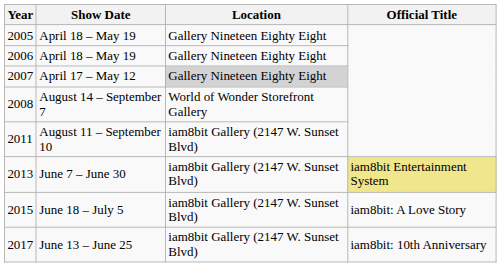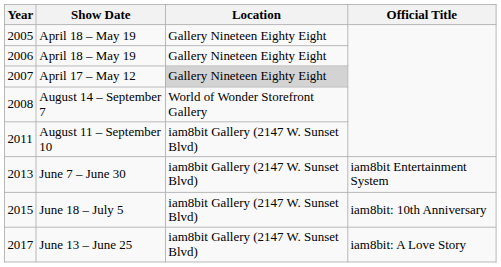(409, 174) khaki background -> (409, 174) no background
(408, 209) iam8bit: A Love Story -> (418, 209) iam8bit: 10th Anniversary
(418, 244) iam8bit: 10th Anniversary -> (408, 244) iam8bit: A Love Story
